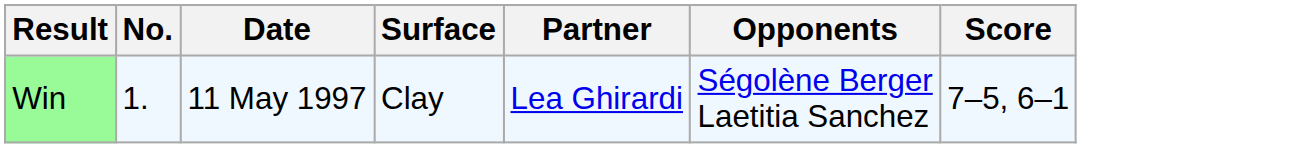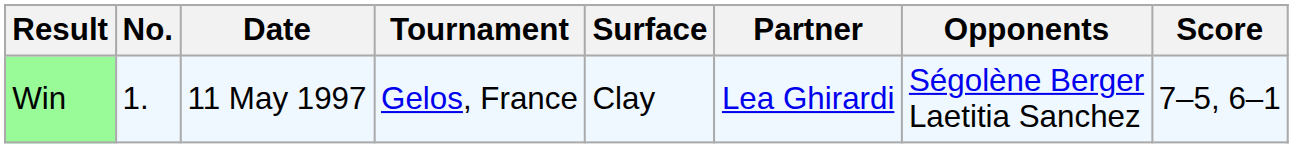+ column: (479, 29)
